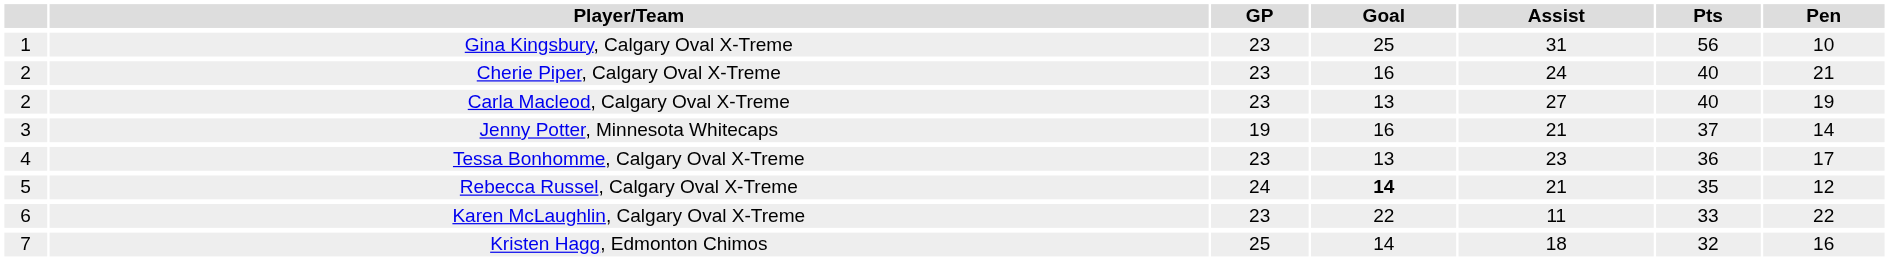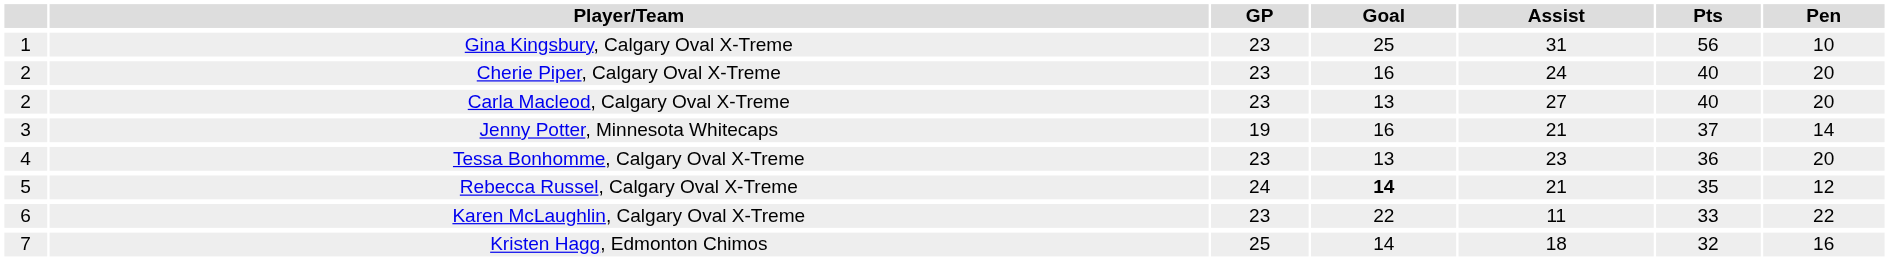(1824, 73) 21 -> (1824, 73) 20
(1824, 101) 19 -> (1824, 101) 20
(1824, 158) 17 -> (1824, 158) 20
